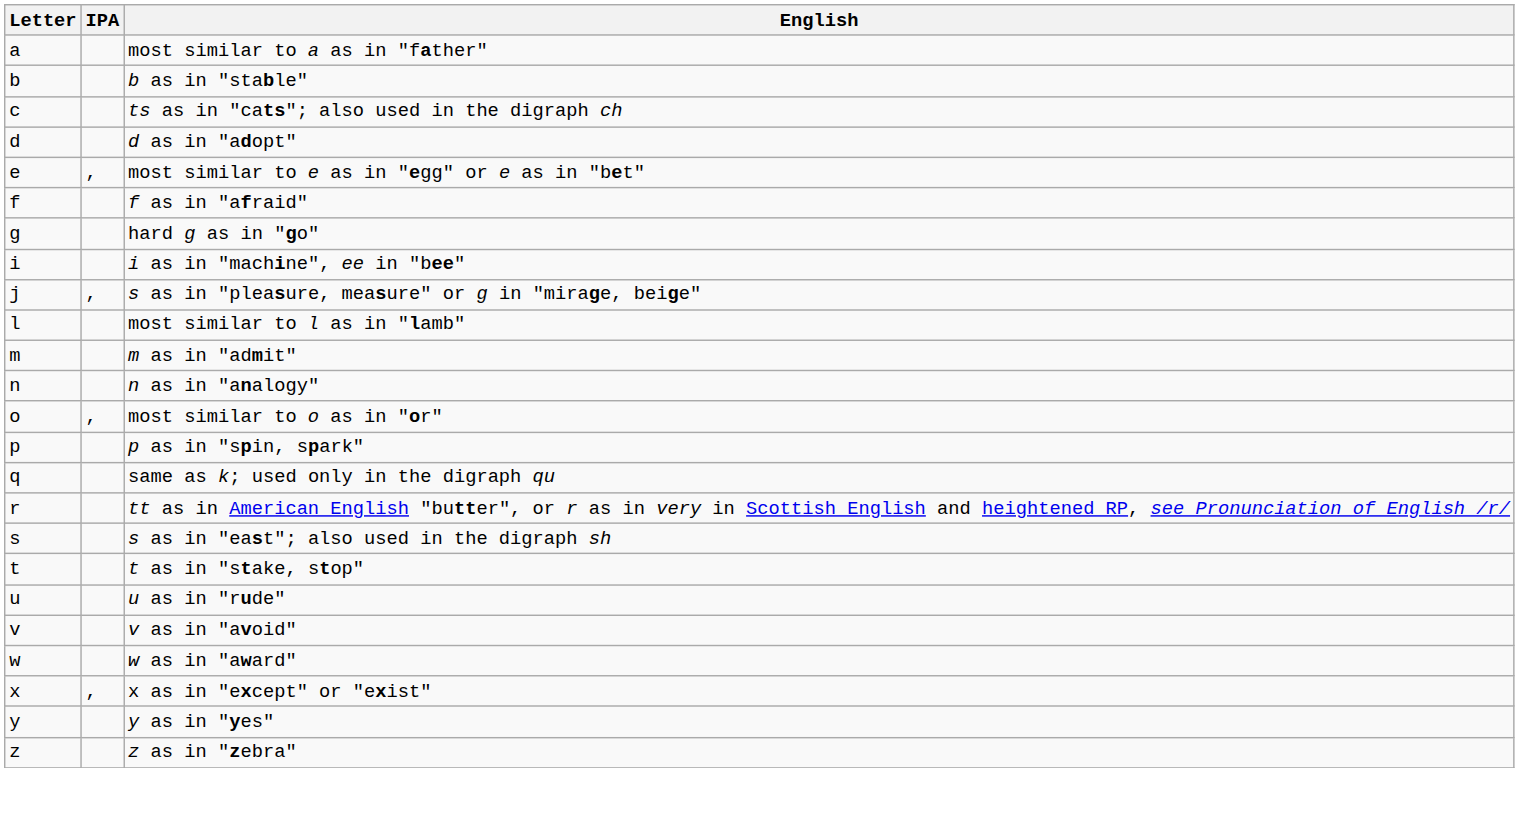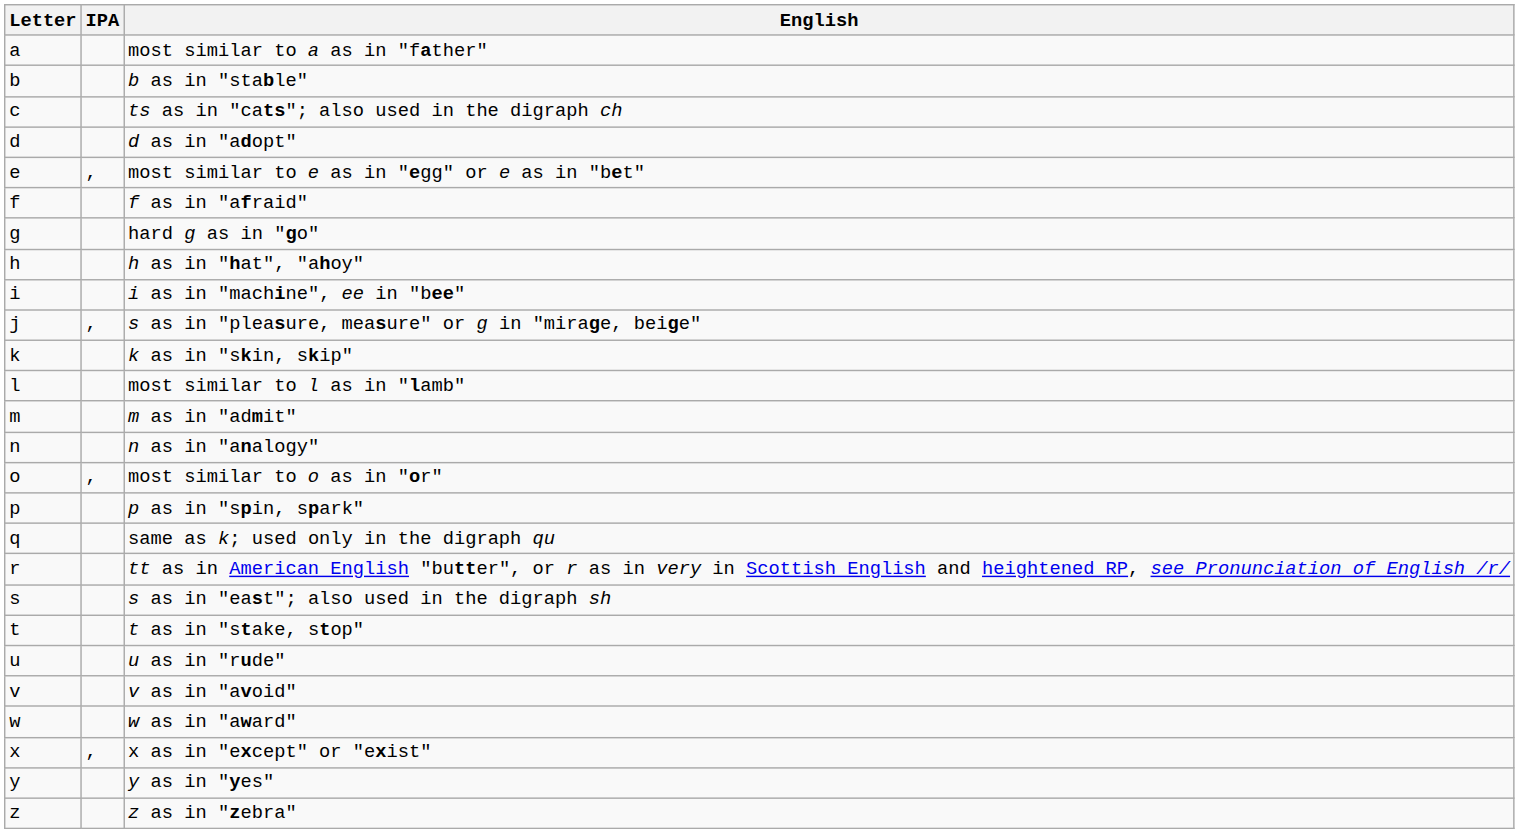+ row: (246, 264)
+ row: (240, 356)
